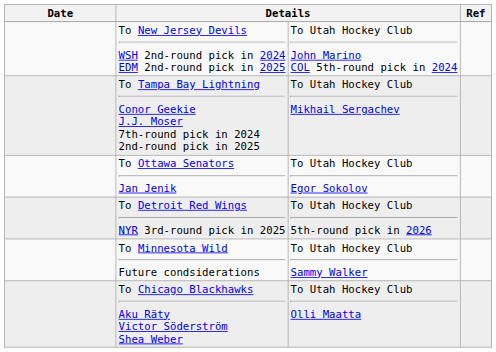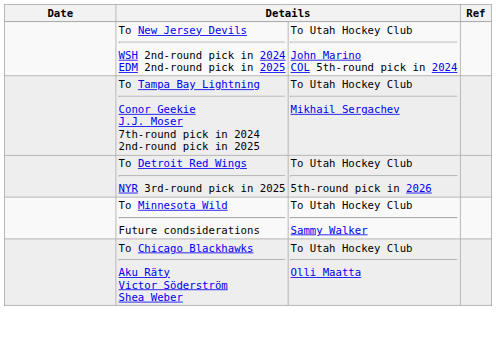- row: (202, 176)
